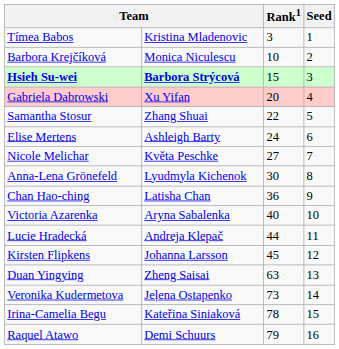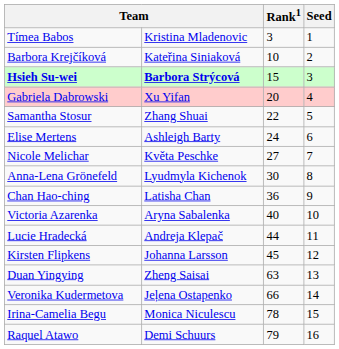(190, 57) Monica Niculescu -> (192, 57) Kateřina Siniaková
(273, 294) 73 -> (273, 294) 66
(192, 314) Kateřina Siniaková -> (190, 314) Monica Niculescu
